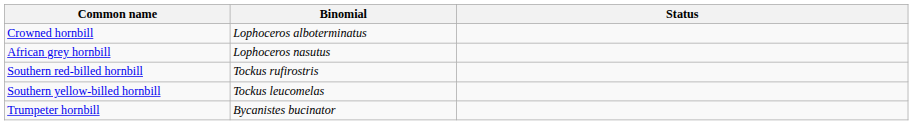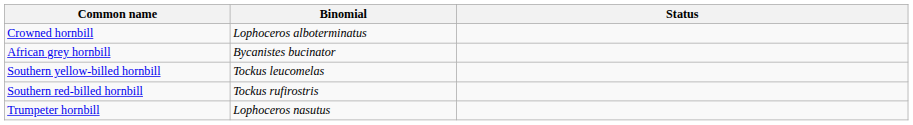(282, 52) Lophoceros nasutus -> (284, 52) Bycanistes bucinator
rows swapped: (84, 91) <-> (75, 71)
(284, 110) Bycanistes bucinator -> (282, 110) Lophoceros nasutus
